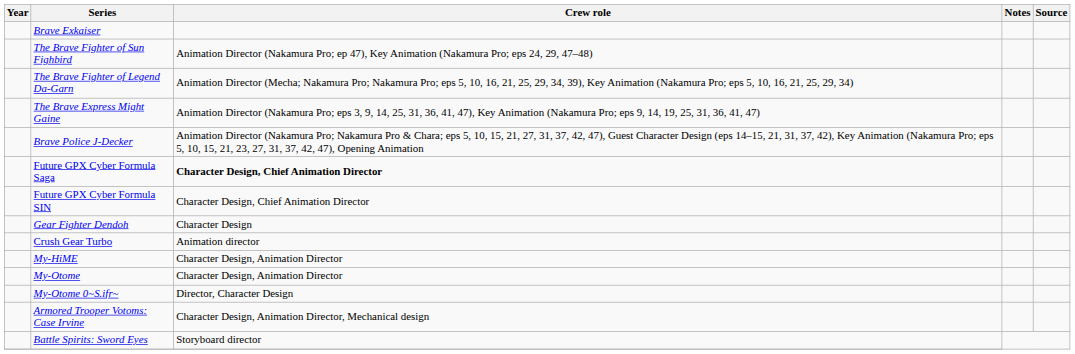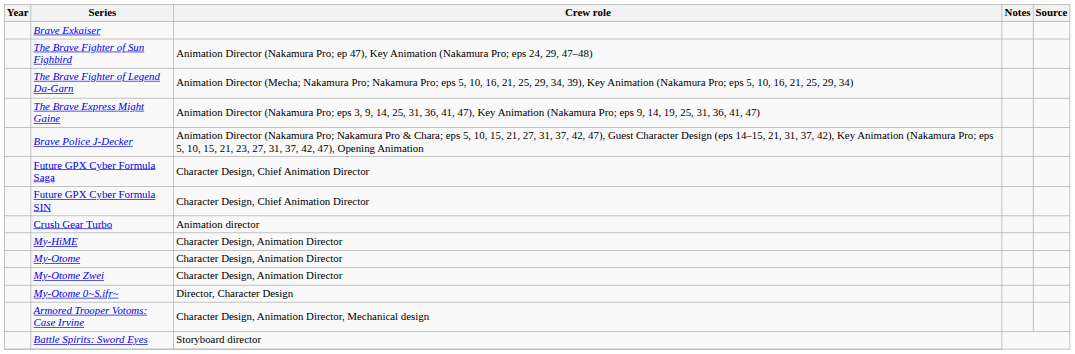(279, 171) bold -> (273, 171) normal
- row: (81, 224)
+ row: (69, 276)
